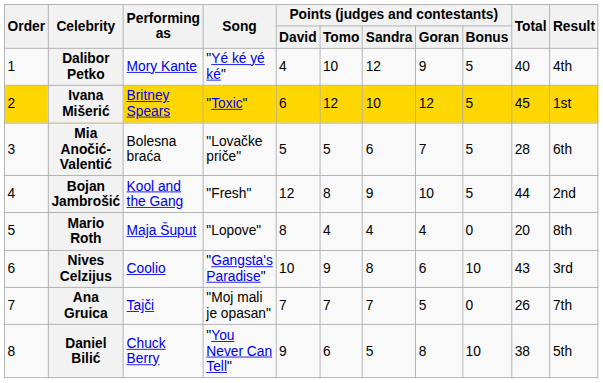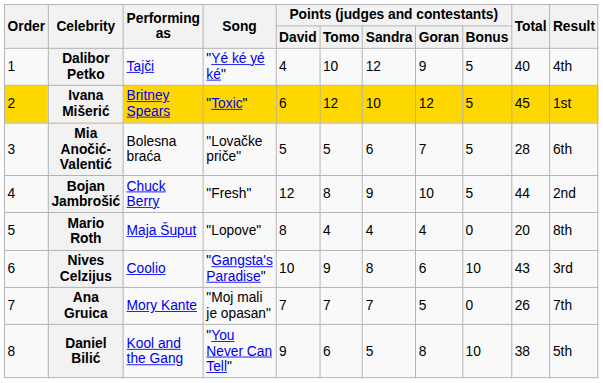(162, 66) Mory Kante -> (140, 66) Tajči
(155, 194) Kool and the Gang -> (146, 194) Chuck Berry
(140, 306) Tajči -> (162, 306) Mory Kante
(146, 351) Chuck Berry -> (155, 351) Kool and the Gang
